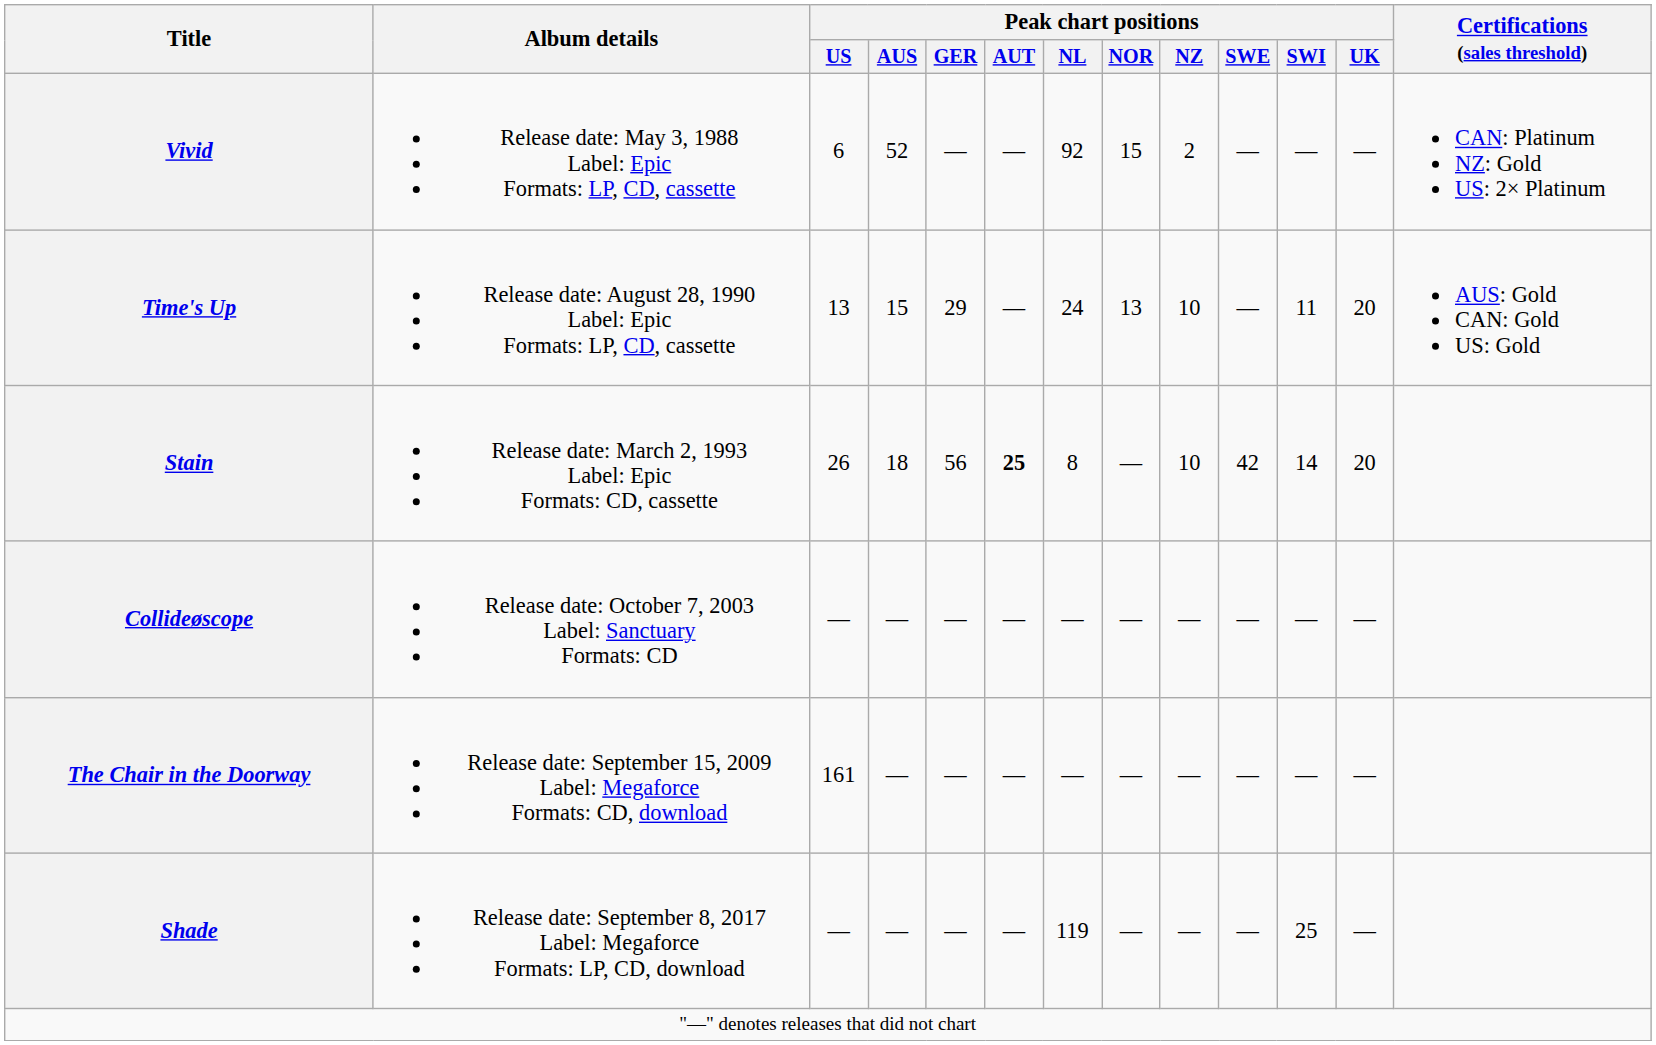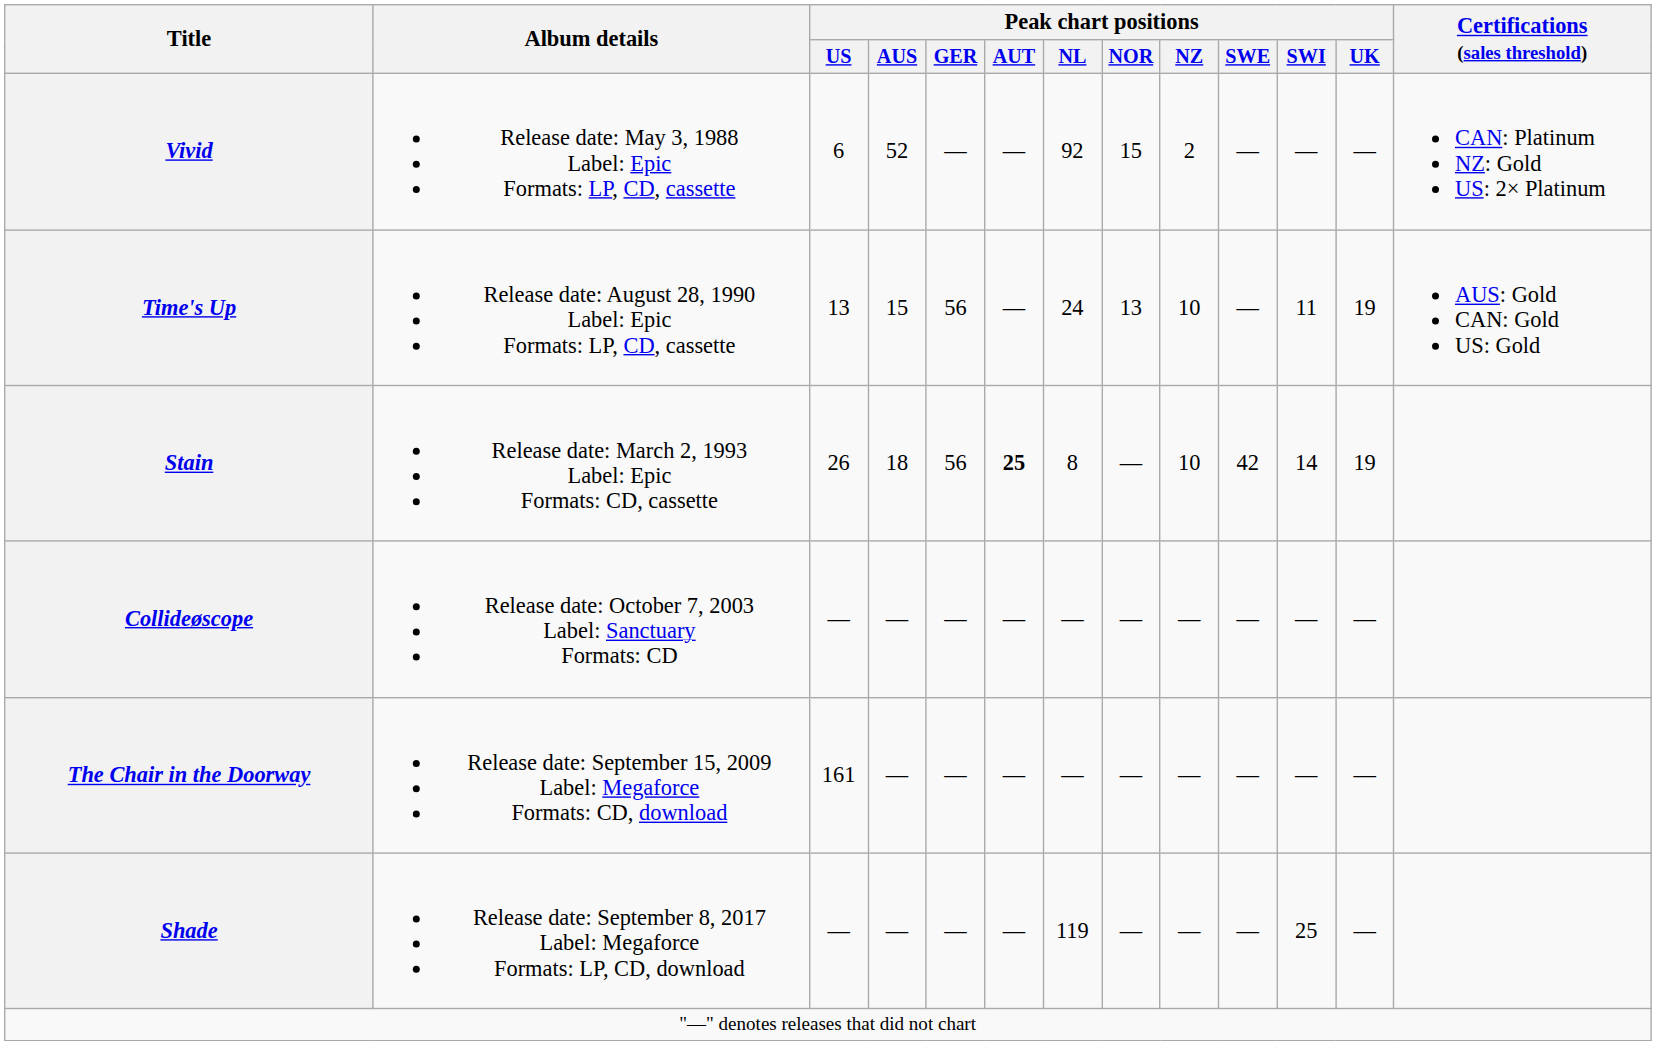(955, 307) 29 -> (955, 307) 56
(1365, 307) 20 -> (1365, 307) 19
(1365, 463) 20 -> (1365, 463) 19
